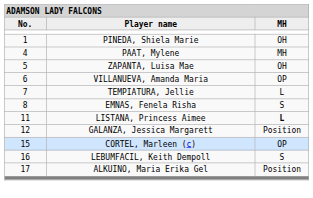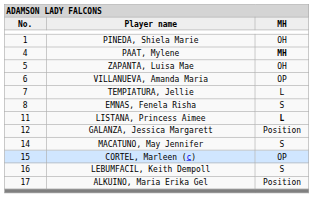(282, 53) normal -> (282, 53) bold
+ row: (25, 144)
